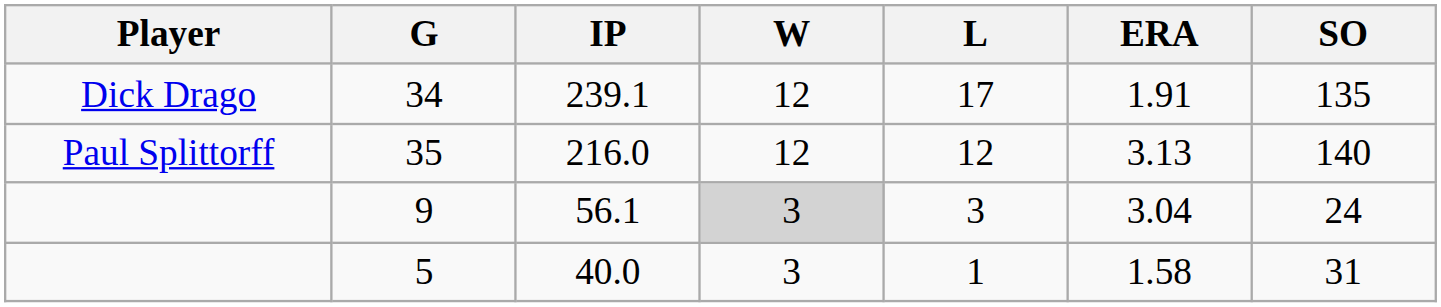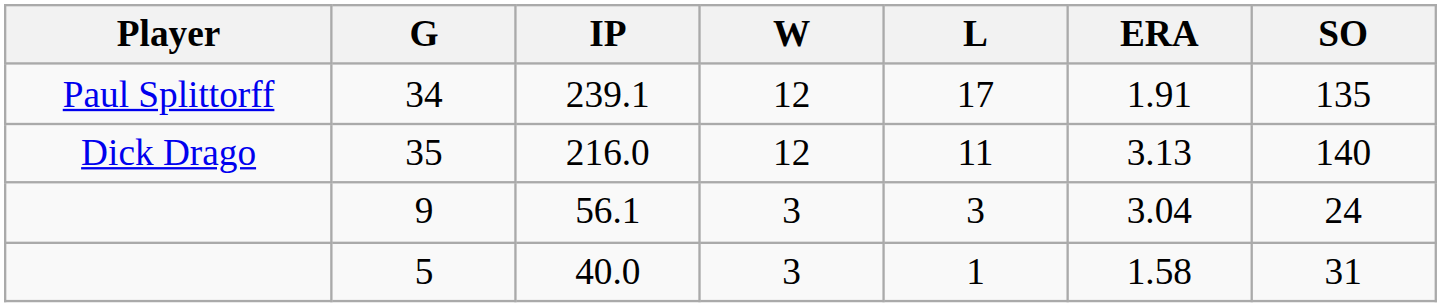(169, 93) Dick Drago -> (169, 93) Paul Splittorff
(169, 152) Paul Splittorff -> (169, 152) Dick Drago
(976, 152) 12 -> (976, 152) 11
(792, 211) lightgrey background -> (792, 211) no background
